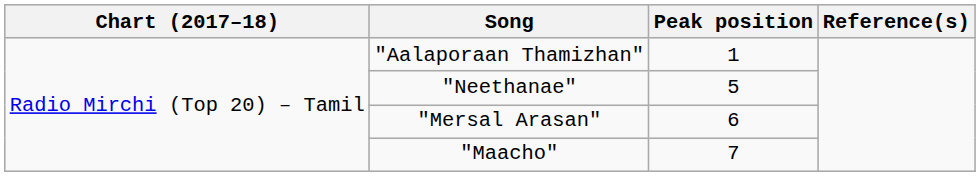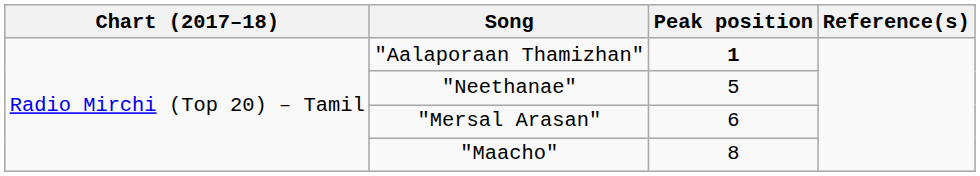(733, 55) normal -> (733, 55) bold
(733, 154) 7 -> (733, 154) 8
